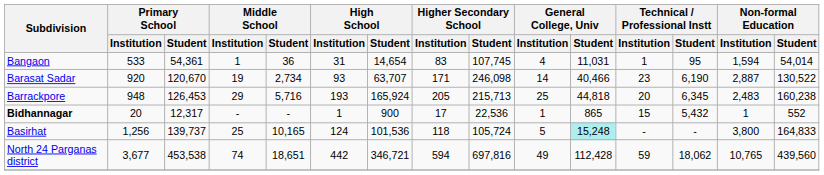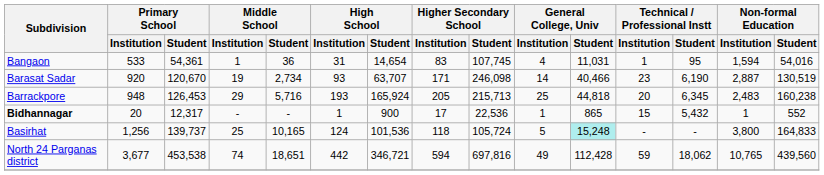(797, 61) 54,014 -> (797, 61) 54,016
(797, 79) 130,522 -> (797, 79) 130,519
